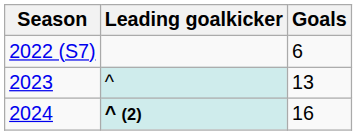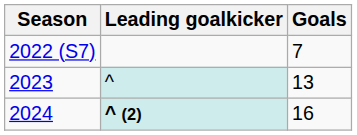(297, 51) 6 -> (297, 51) 7
